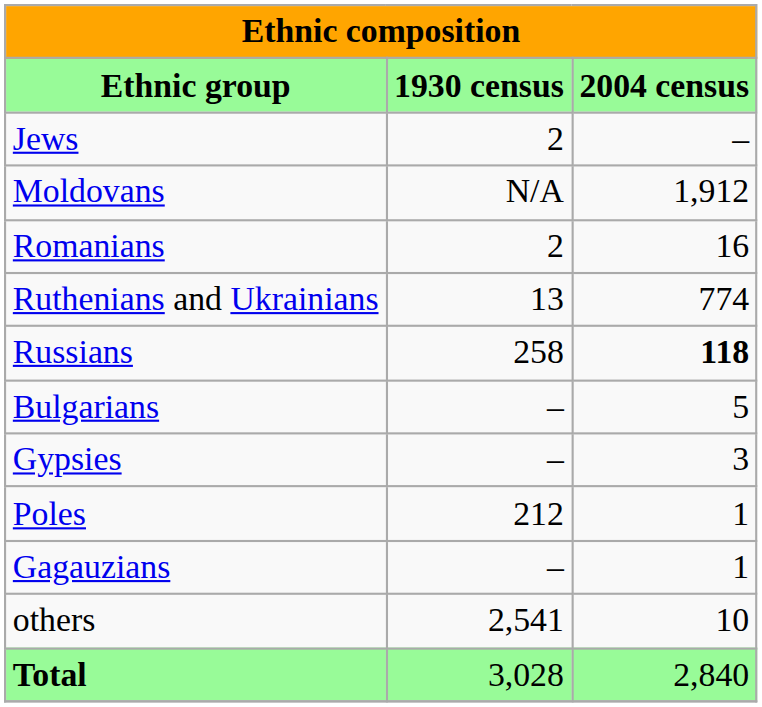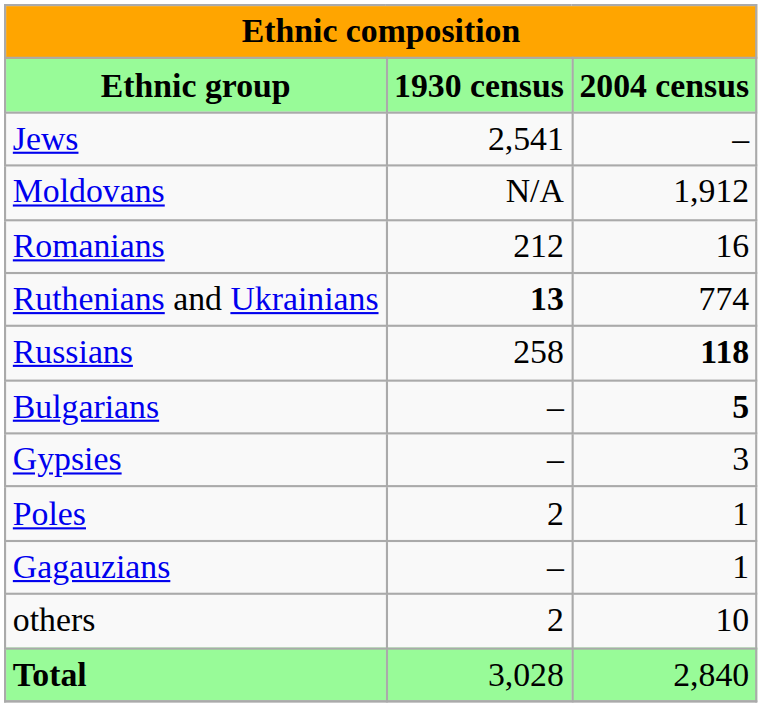(555, 138) 2 -> (526, 138) 2,541
(555, 245) 2 -> (539, 245) 212
(547, 298) normal -> (547, 298) bold
(741, 406) normal -> (741, 406) bold
(539, 513) 212 -> (555, 513) 2
(526, 620) 2,541 -> (555, 620) 2
